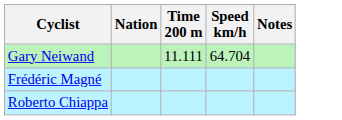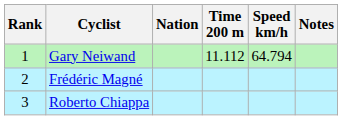+ column: (25, 24)
(184, 56) 11.111 -> (225, 56) 11.112
(230, 56) 64.704 -> (272, 56) 64.794
